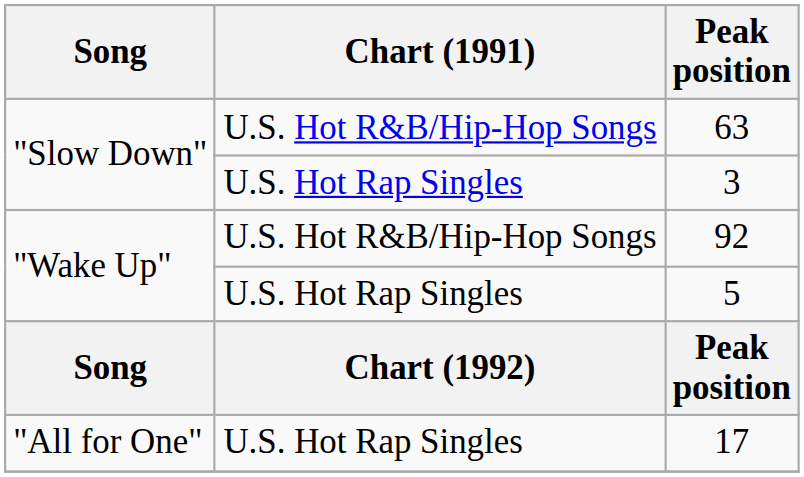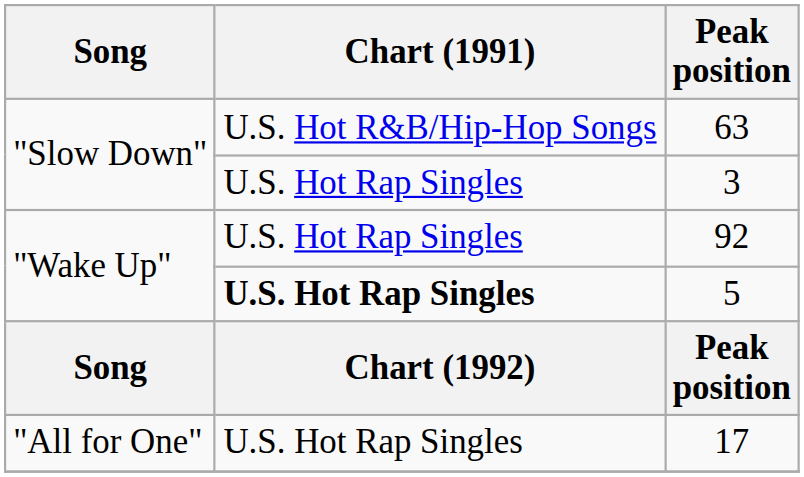(440, 237) U.S. Hot R&B/Hip-Hop Songs -> (373, 237) U.S. Hot Rap Singles
(373, 292) normal -> (379, 292) bold
